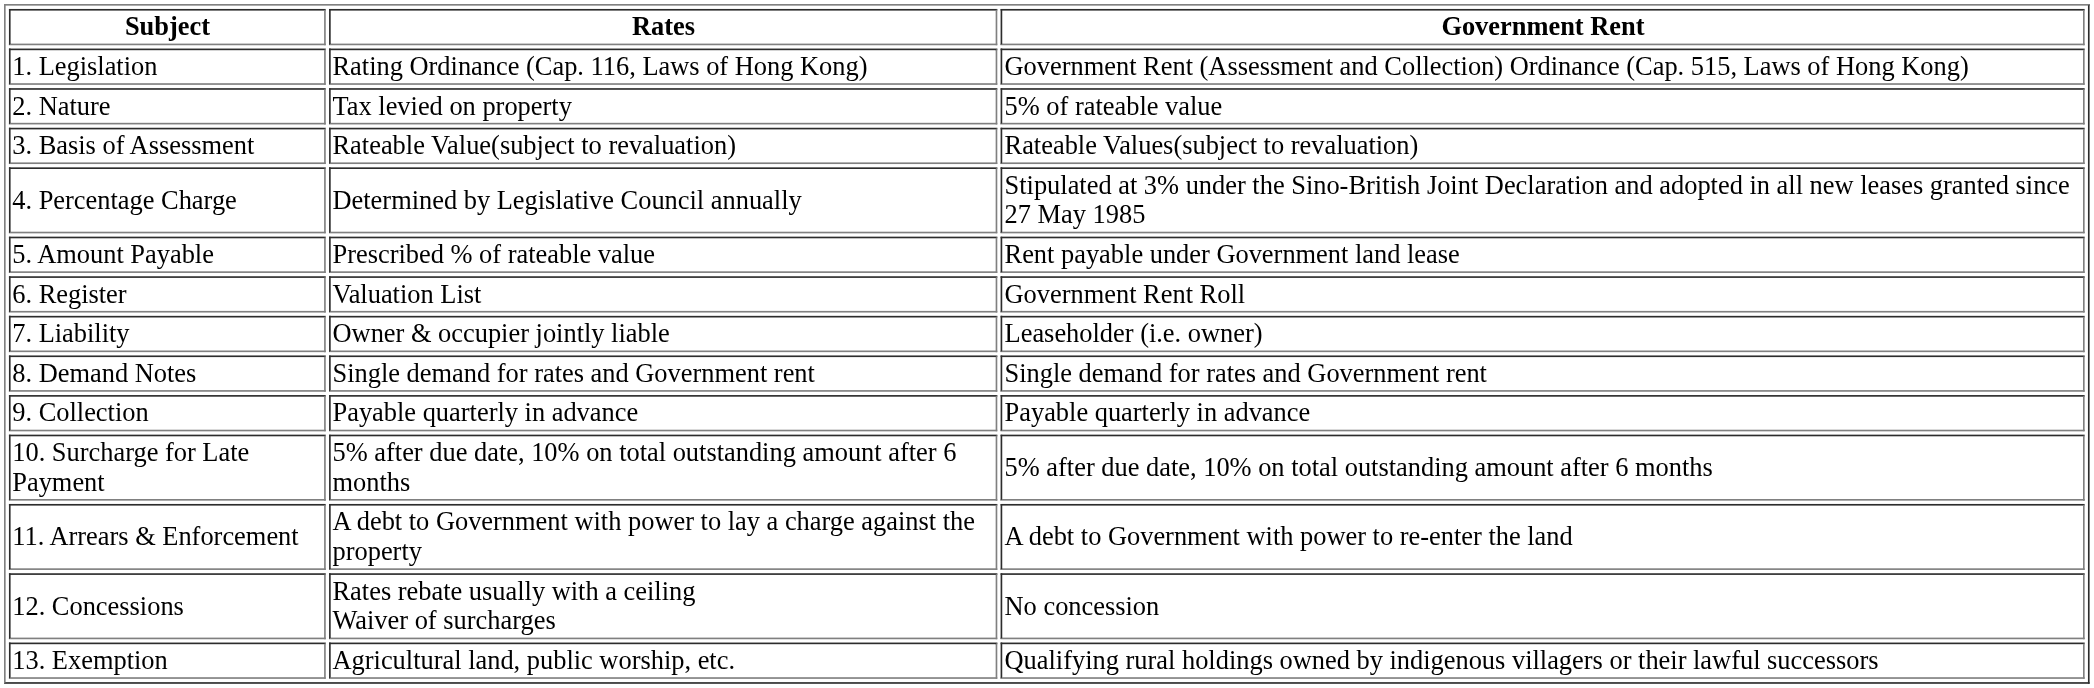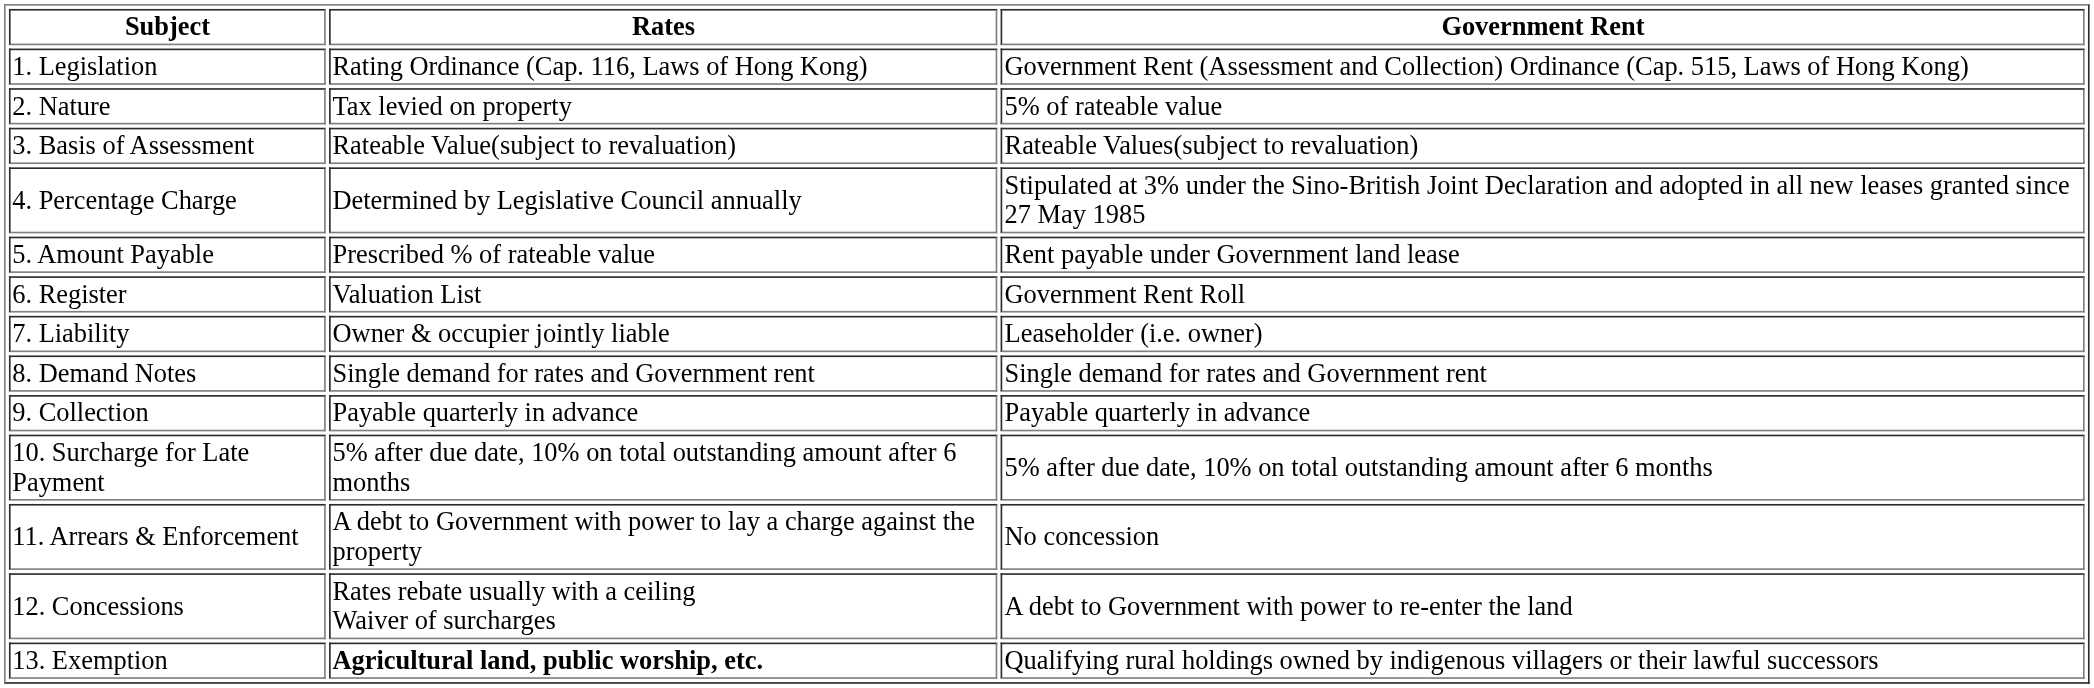(1289, 536) A debt to Government with power to re-enter the land -> (1082, 536) No concession
(1082, 605) No concession -> (1289, 605) A debt to Government with power to re-enter the land
(534, 660) normal -> (548, 660) bold
